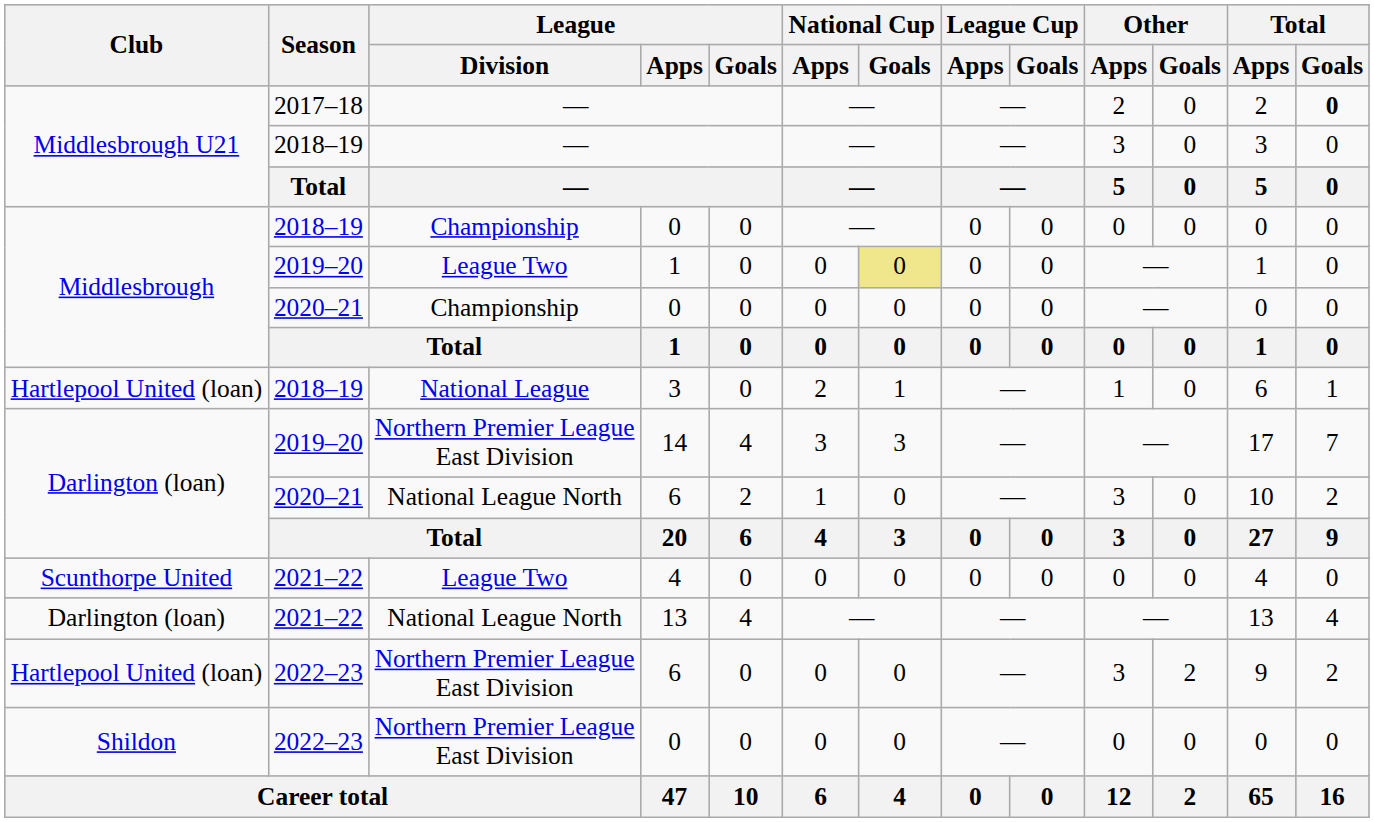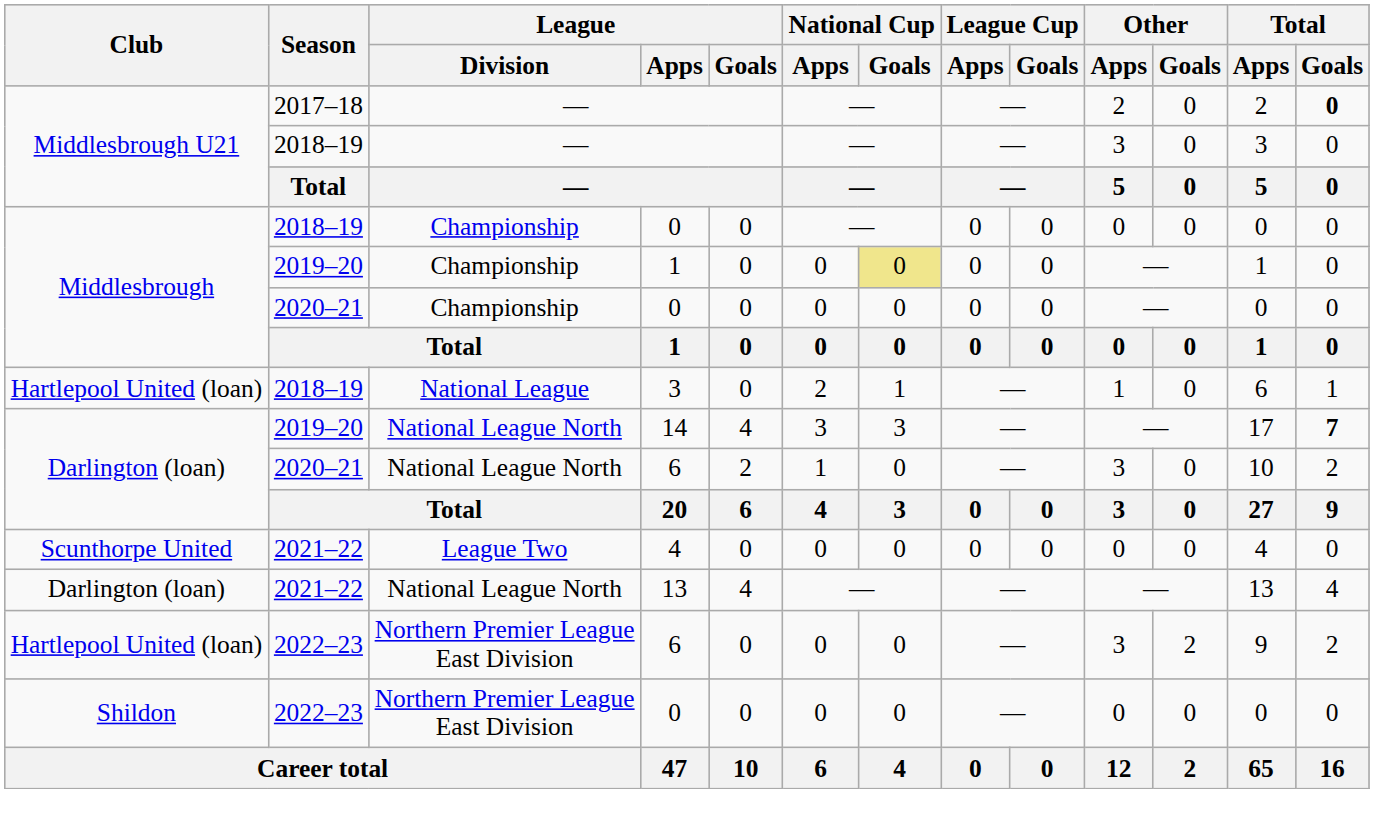(505, 266) League Two -> (505, 266) Championship
(505, 442) Northern Premier League East Division -> (505, 428) National League North
(1332, 442) normal -> (1332, 428) bold
